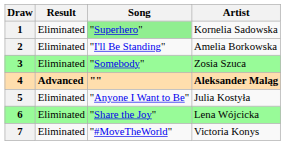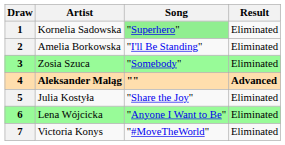columns swapped: (236, 13) <-> (61, 13)
(139, 98) "Anyone I Want to Be" -> (160, 98) "Share the Joy"
(123, 115) "Share the Joy" -> (176, 115) "Anyone I Want to Be"
